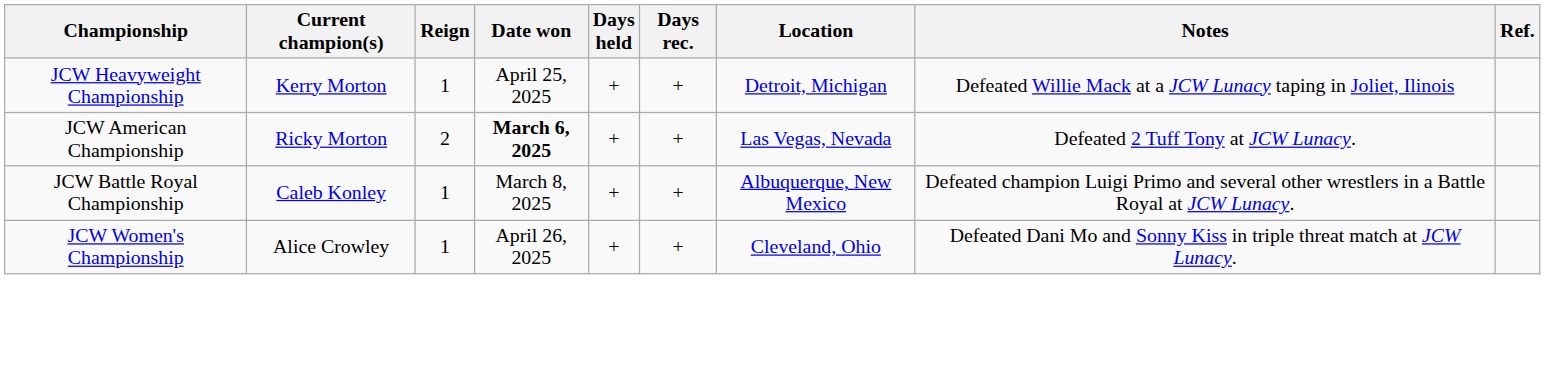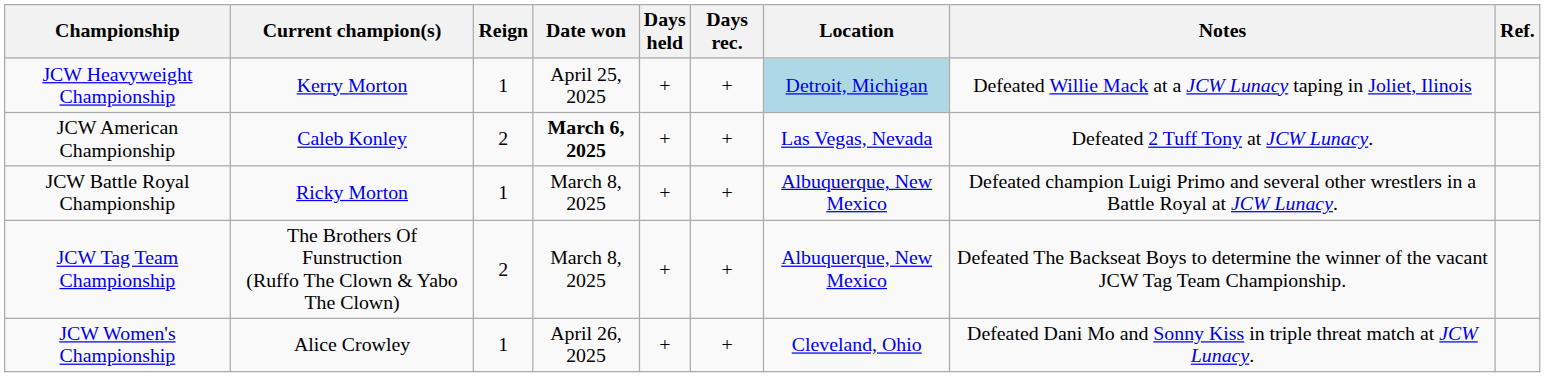(816, 85) no background -> (857, 85) lightblue background
(331, 138) Ricky Morton -> (352, 138) Caleb Konley
(331, 192) Caleb Konley -> (352, 192) Ricky Morton
+ row: (117, 268)
